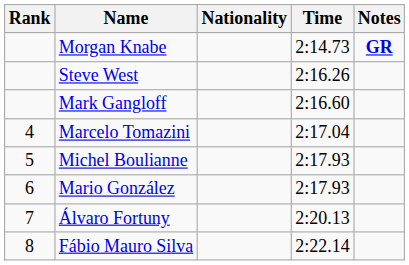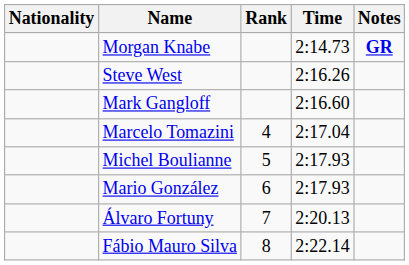columns swapped: (30, 18) <-> (244, 18)
